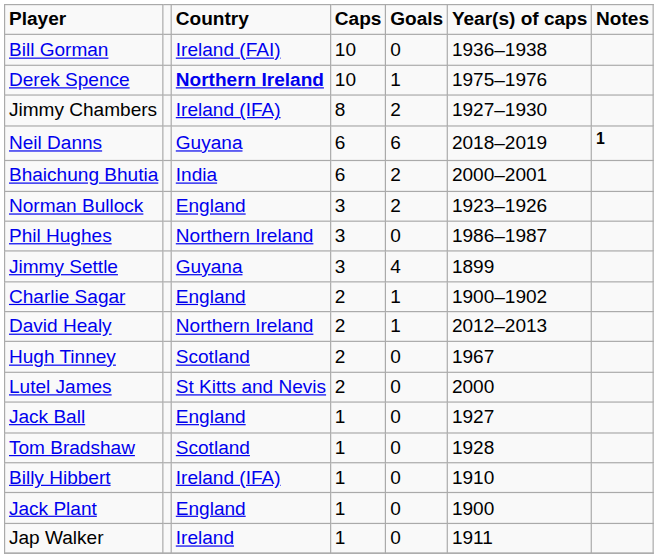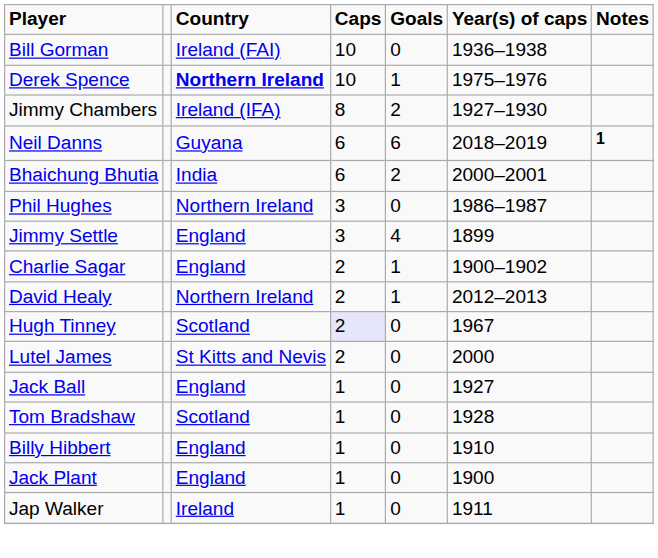- row: (76, 205)
(209, 266) Guyana -> (211, 236) England
(340, 356) no background -> (340, 326) lavender background
(228, 477) Ireland (IFA) -> (211, 447) England
